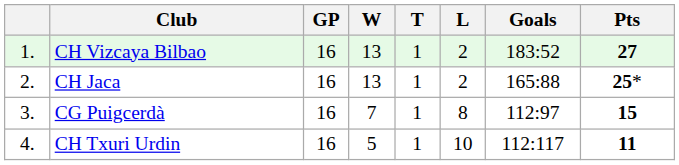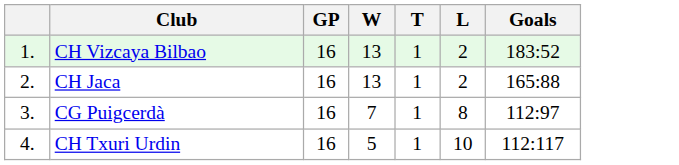- column: (627, 19)
